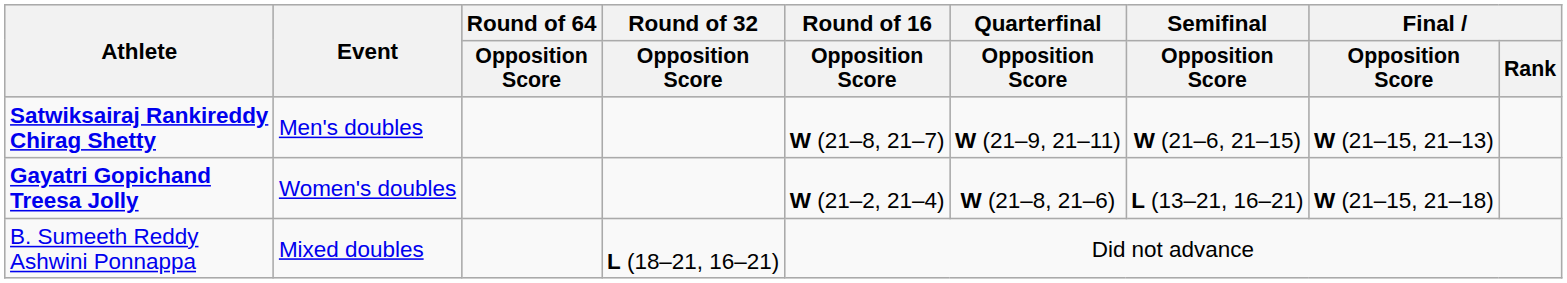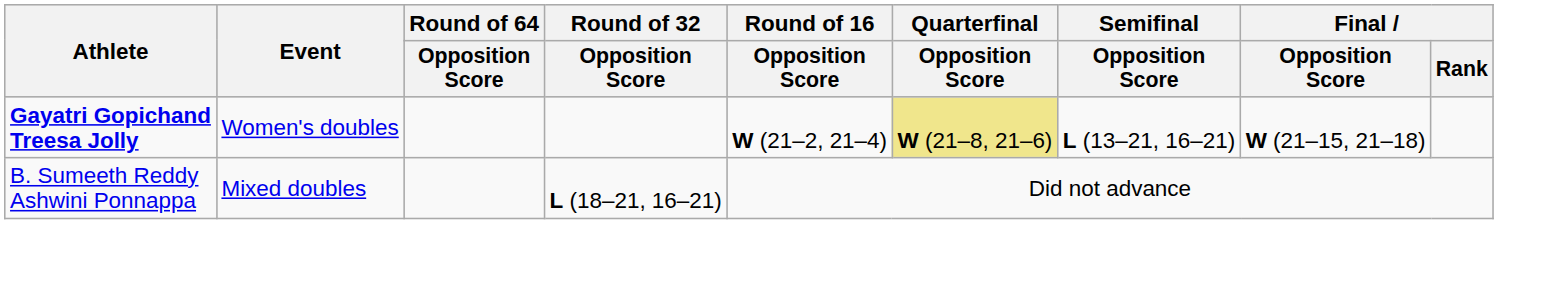- row: (139, 128)
(1038, 201) no background -> (975, 140) khaki background
